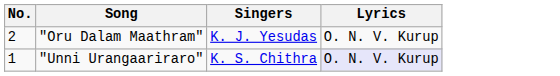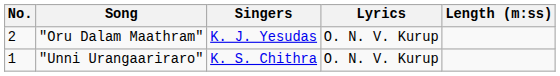+ column: (499, 16)
(381, 60) lavender background -> (381, 60) no background
